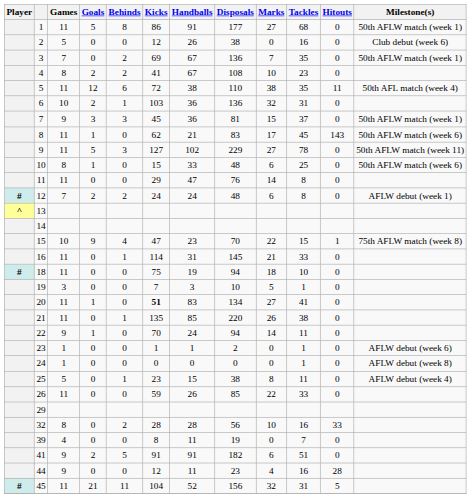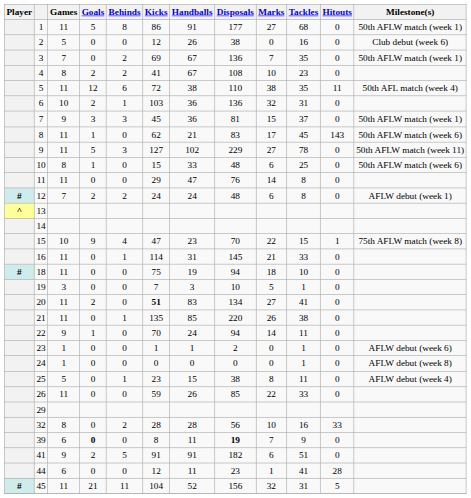(93, 302) 1 -> (93, 302) 2
(64, 440) 4 -> (64, 440) 6
(93, 440) normal -> (93, 440) bold
(235, 440) normal -> (235, 440) bold
(271, 440) 0 -> (271, 440) 7
(304, 440) 7 -> (304, 440) 9
(64, 470) 9 -> (64, 470) 6
(271, 470) 4 -> (271, 470) 1
(304, 470) 16 -> (304, 470) 41
